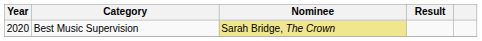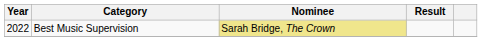(18, 28) 2020 -> (18, 28) 2022
